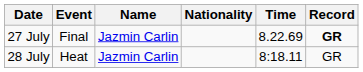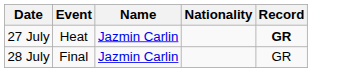- column: (281, 15)
(74, 36) Final -> (74, 36) Heat
(74, 57) Heat -> (74, 57) Final
